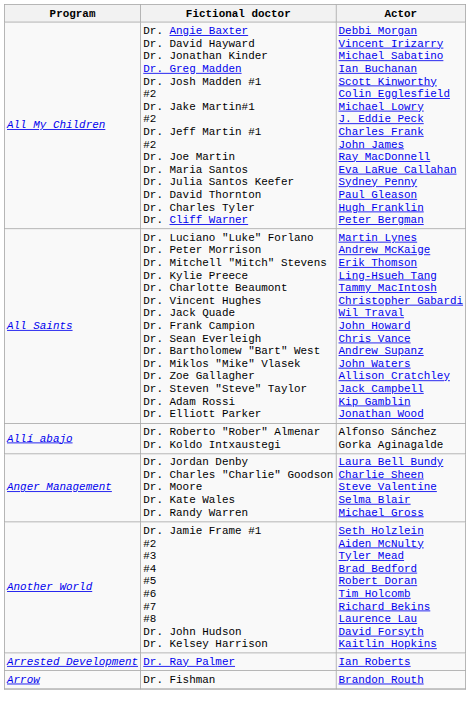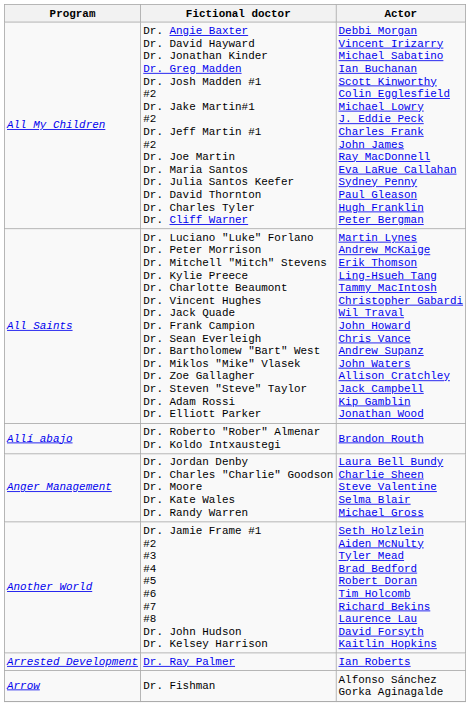(391, 438) Alfonso Sánchez Gorka Aginagalde -> (381, 438) Brandon Routh
(381, 680) Brandon Routh -> (391, 686) Alfonso Sánchez Gorka Aginagalde
